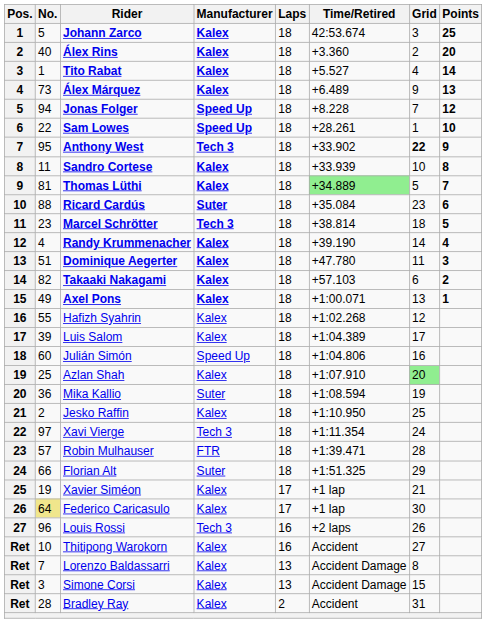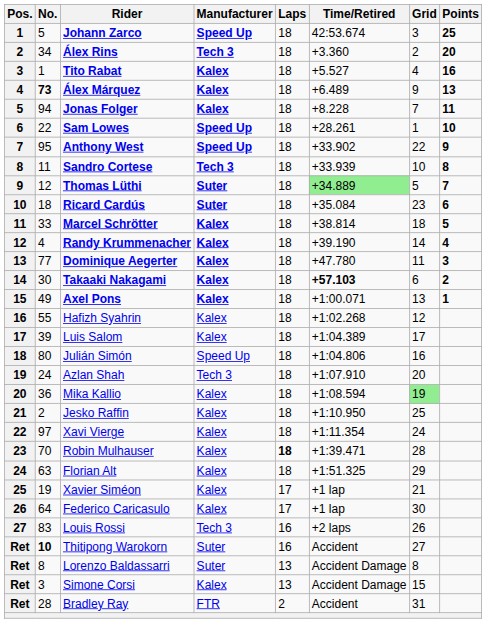(213, 33) Kalex -> (224, 33) Speed Up
(45, 52) 40 -> (45, 52) 34
(213, 52) Kalex -> (215, 52) Tech 3
(449, 71) 14 -> (449, 71) 16
(45, 90) normal -> (45, 90) bold
(224, 109) Speed Up -> (213, 109) Kalex
(449, 109) 12 -> (449, 109) 11
(215, 147) Tech 3 -> (224, 147) Speed Up
(419, 147) bold -> (419, 147) normal
(213, 166) Kalex -> (215, 166) Tech 3
(45, 185) 81 -> (45, 185) 12
(213, 185) Kalex -> (212, 185) Suter
(45, 204) 88 -> (45, 204) 18
(45, 223) 23 -> (45, 223) 33
(215, 223) Tech 3 -> (213, 223) Kalex
(45, 261) 51 -> (45, 261) 77
(45, 280) 82 -> (45, 280) 30
(334, 280) normal -> (334, 280) bold
(45, 356) 60 -> (45, 356) 80
(45, 375) 25 -> (45, 375) 24
(212, 375) Kalex -> (214, 375) Tech 3
(419, 375) lightgreen background -> (419, 375) no background
(211, 394) Suter -> (212, 394) Kalex
(419, 394) no background -> (419, 394) lightgreen background
(214, 432) Tech 3 -> (212, 432) Kalex
(45, 451) 57 -> (45, 451) 70
(208, 451) FTR -> (212, 451) Kalex
(285, 451) normal -> (285, 451) bold
(45, 470) 66 -> (45, 470) 63
(211, 470) Suter -> (212, 470) Kalex
(45, 508) khaki background -> (45, 508) no background
(45, 527) 96 -> (45, 527) 83
(45, 546) normal -> (45, 546) bold
(212, 546) Kalex -> (211, 546) Suter
(41, 565) 7 -> (41, 565) 8
(212, 565) Kalex -> (211, 565) Suter
(212, 603) Kalex -> (208, 603) FTR
